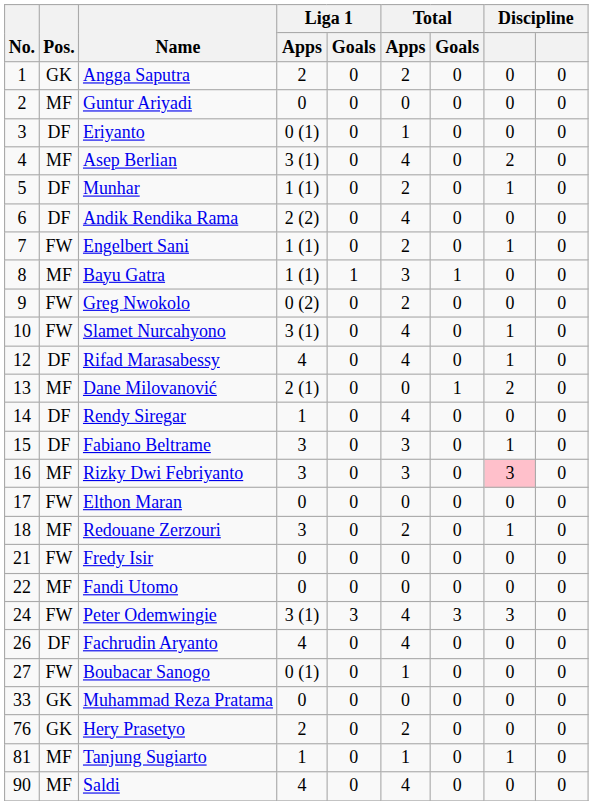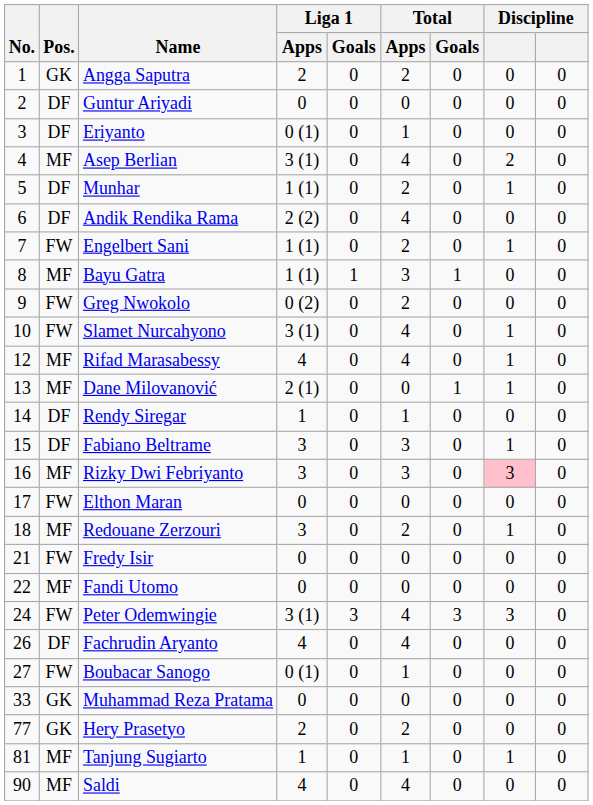(59, 103) MF -> (59, 103) DF
(59, 359) DF -> (59, 359) MF
(510, 388) 2 -> (510, 388) 1
(405, 416) 4 -> (405, 416) 1
(22, 729) 76 -> (22, 729) 77
